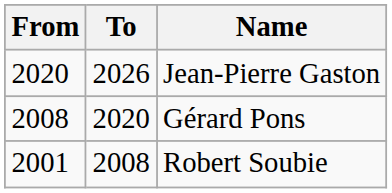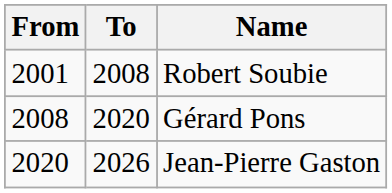rows swapped: (245, 163) <-> (272, 72)
